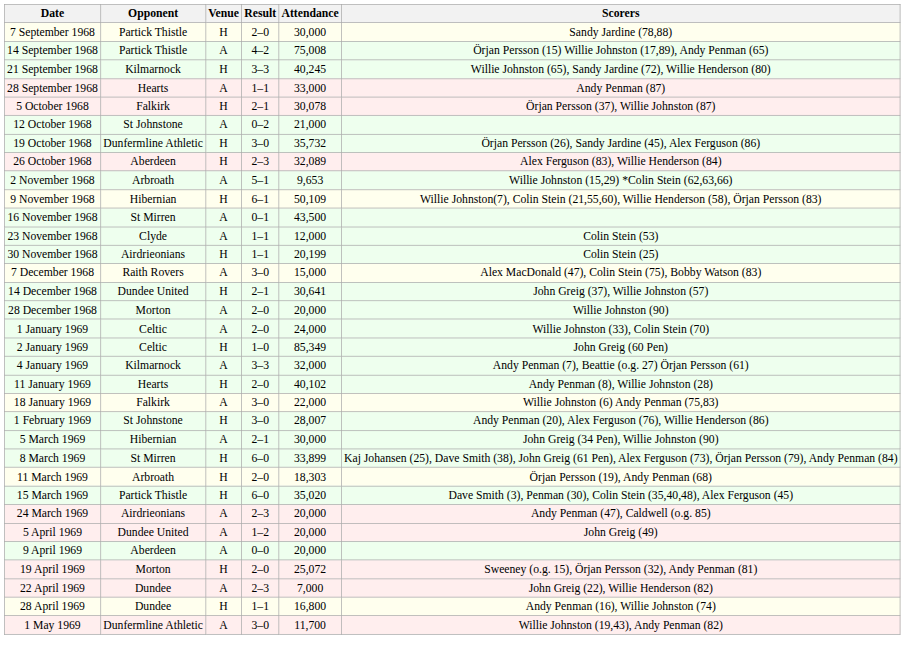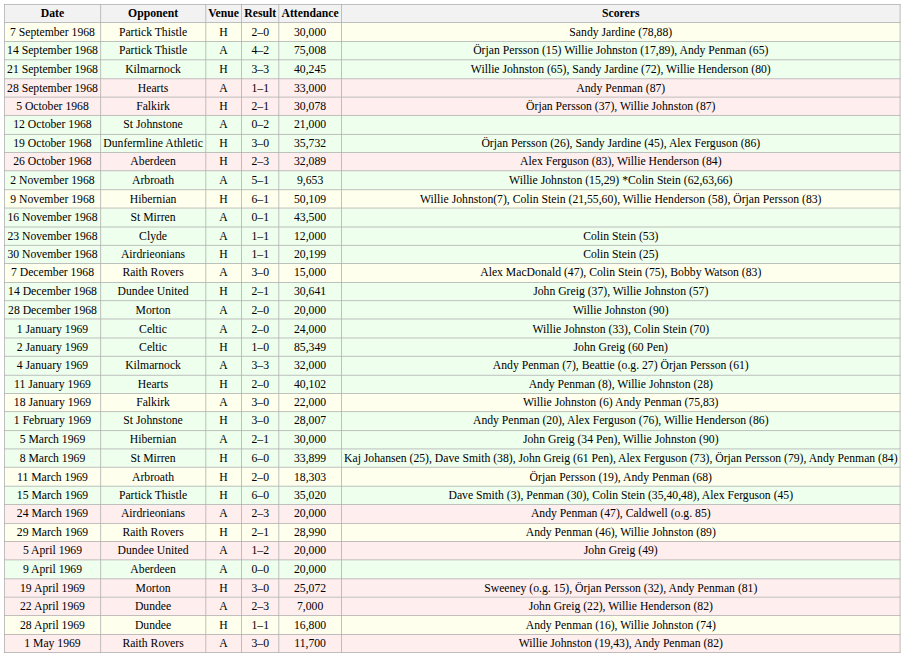+ row: (52, 532)
(260, 569) 2–0 -> (260, 587) 3–0
(153, 625) Dunfermline Athletic -> (153, 643) Raith Rovers
